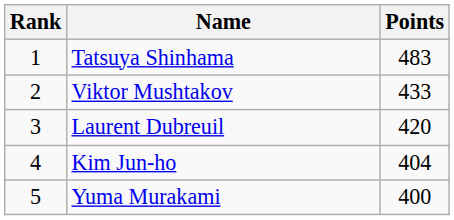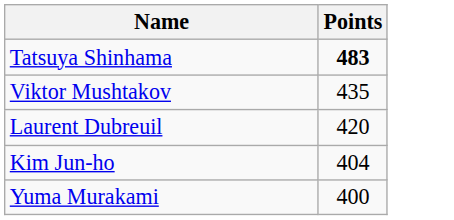- column: (36, 22)
(415, 57) normal -> (353, 57) bold
(415, 92) 433 -> (353, 92) 435
